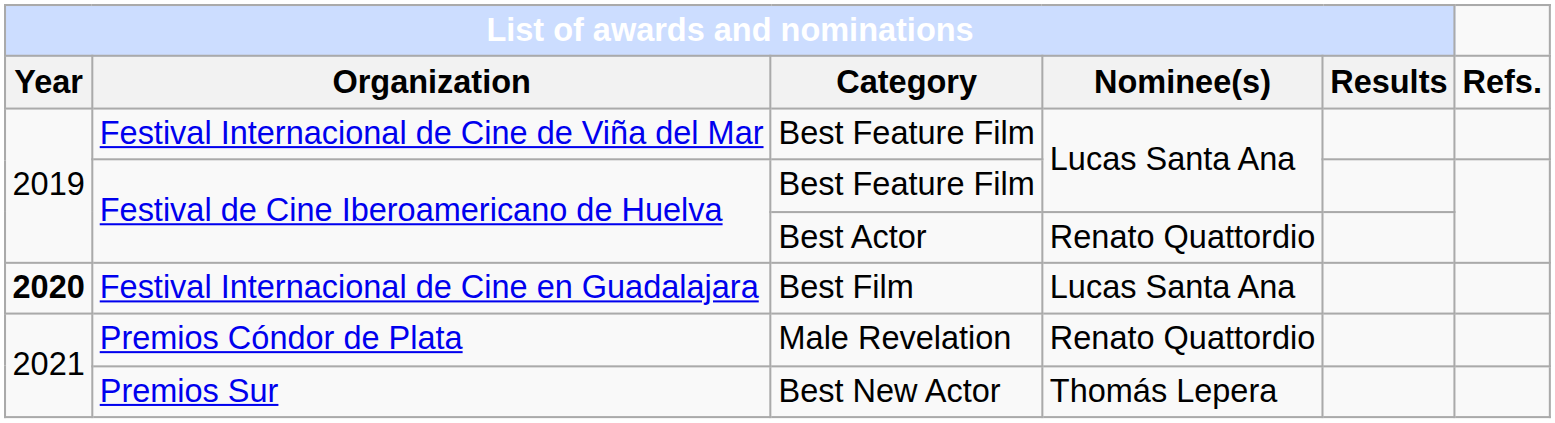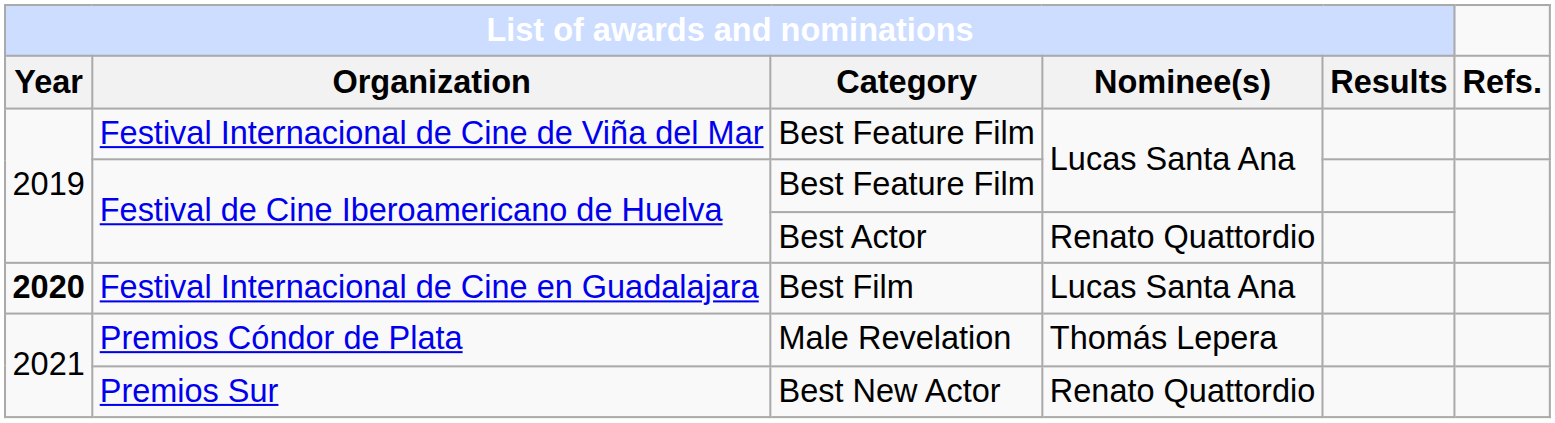(1183, 339) Renato Quattordio -> (1164, 339) Thomás Lepera
(1164, 390) Thomás Lepera -> (1183, 390) Renato Quattordio
